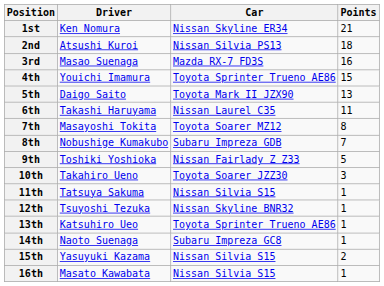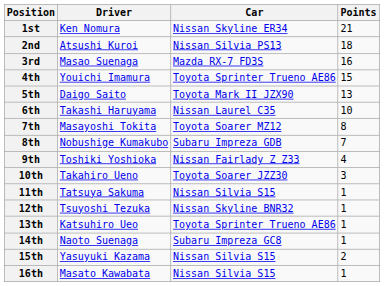(347, 110) 11 -> (347, 110) 10
(344, 159) 5 -> (344, 159) 4
